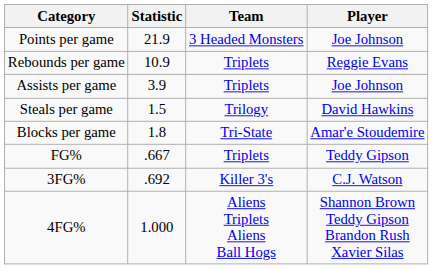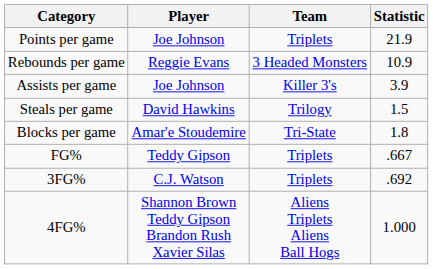columns swapped: (367, 16) <-> (157, 16)
(246, 39) 3 Headed Monsters -> (310, 39) Triplets
(246, 62) Triplets -> (310, 62) 3 Headed Monsters
(246, 86) Triplets -> (310, 86) Killer 3's
(246, 179) Killer 3's -> (310, 179) Triplets
